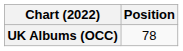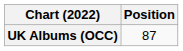(149, 35) 78 -> (149, 35) 87
